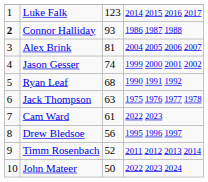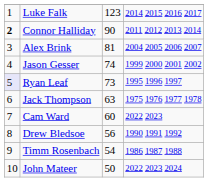(110, 30) 93 -> (110, 30) 90
(154, 30) 1986 1987 1988 -> (163, 30) 2011 2012 2013 2014
(10, 82) no background -> (10, 82) lavender background
(110, 82) 68 -> (110, 82) 73
(154, 82) 1990 1991 1992 -> (154, 82) 1995 1996 1997
(110, 116) 61 -> (110, 116) 60
(154, 133) 1995 1996 1997 -> (154, 133) 1990 1991 1992
(110, 151) 52 -> (110, 151) 54
(163, 151) 2011 2012 2013 2014 -> (154, 151) 1986 1987 1988
